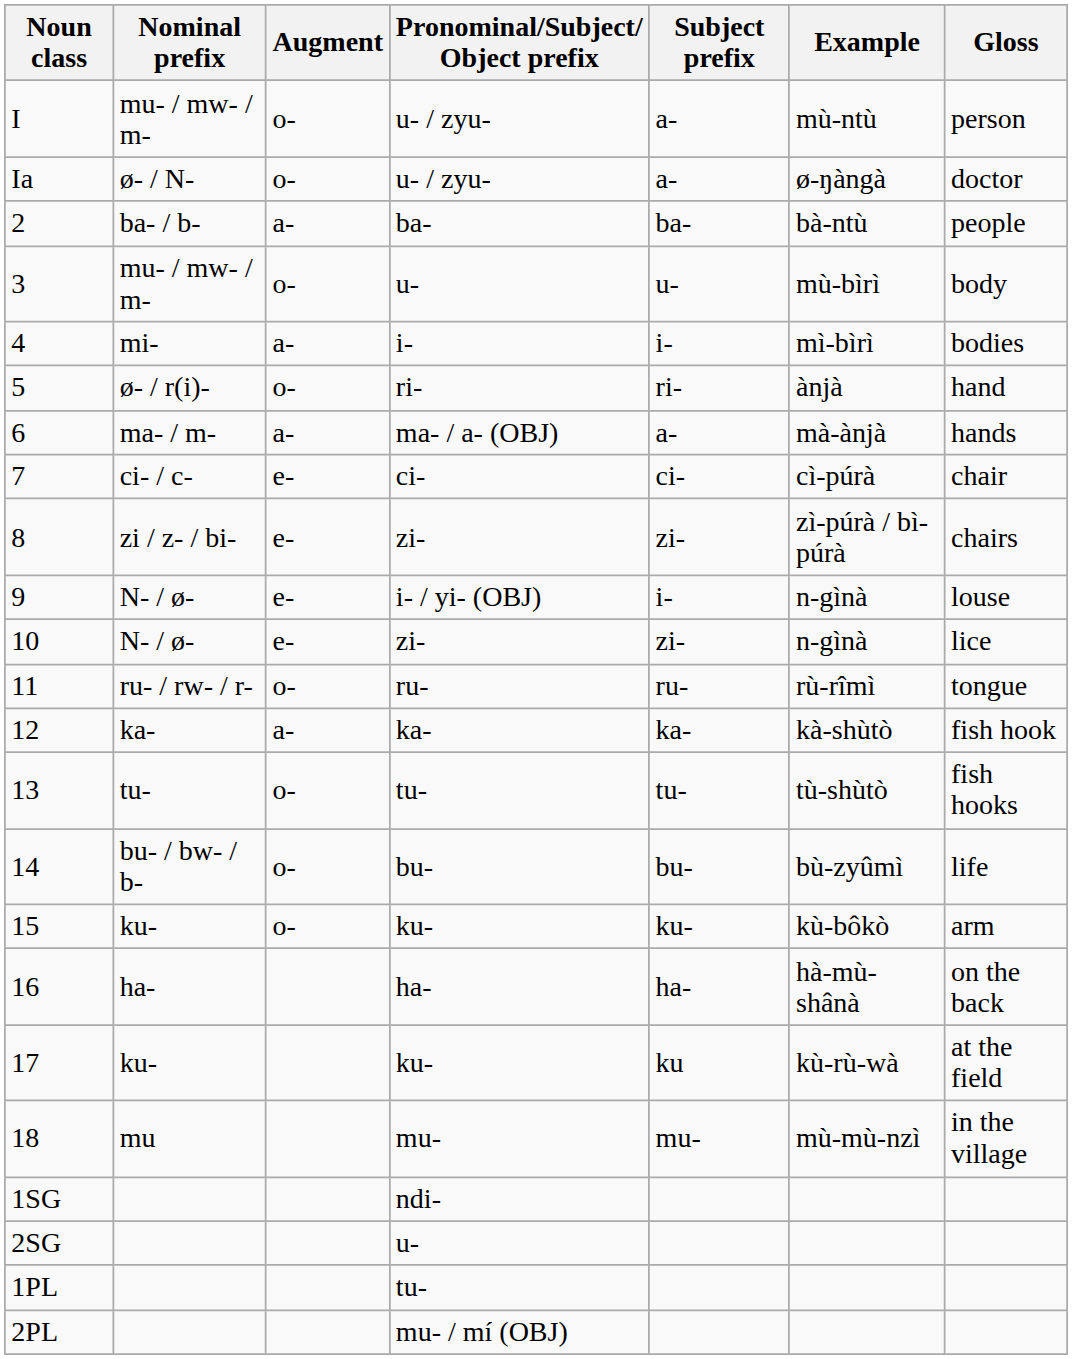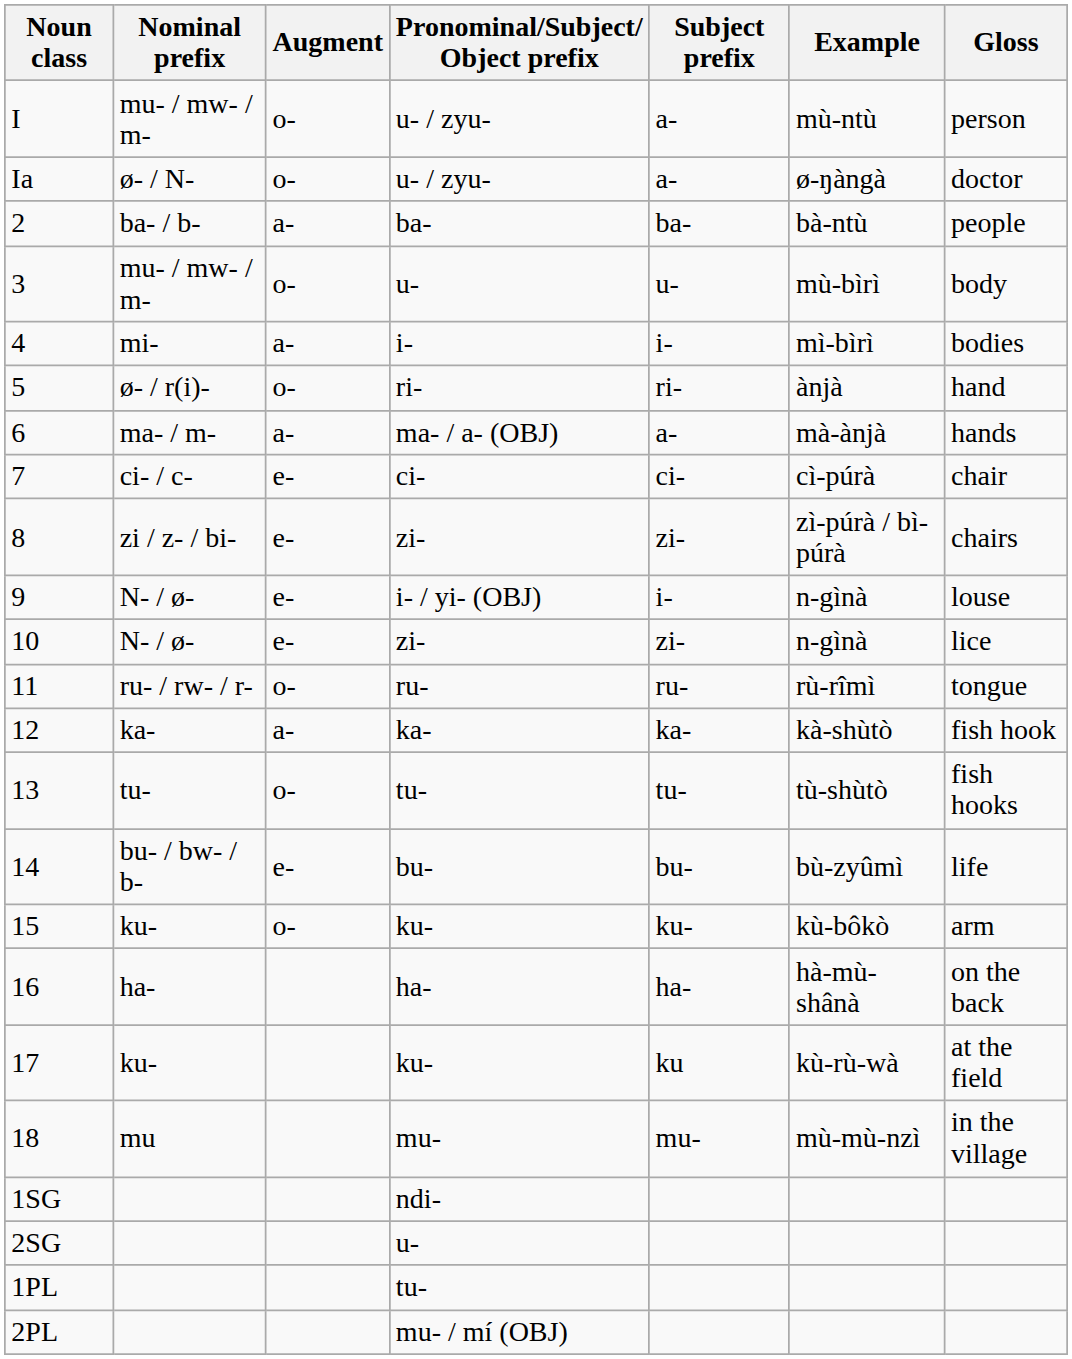(284, 866) o- -> (283, 866) e-
